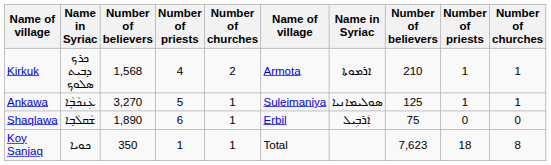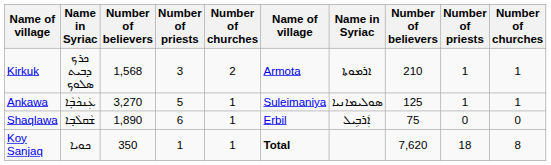(180, 70) 4 -> (180, 70) 3
(276, 145) normal -> (277, 145) bold
(413, 145) 7,623 -> (413, 145) 7,620
